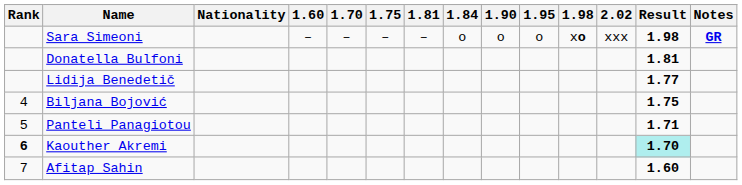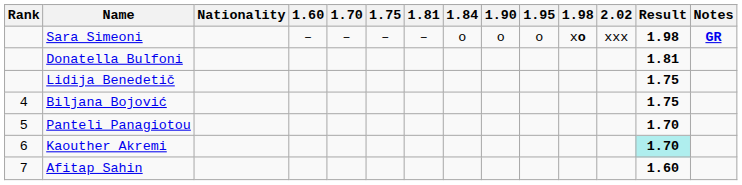(663, 81) 1.77 -> (663, 81) 1.75
(663, 125) 1.71 -> (663, 125) 1.70
(24, 146) bold -> (24, 146) normal
